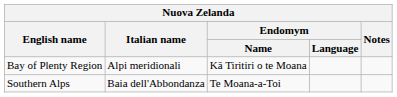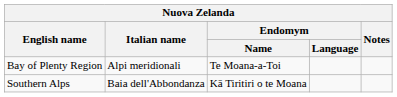(258, 65) Kā Tiritiri o te Moana -> (245, 65) Te Moana-a-Toi
(245, 83) Te Moana-a-Toi -> (258, 83) Kā Tiritiri o te Moana
